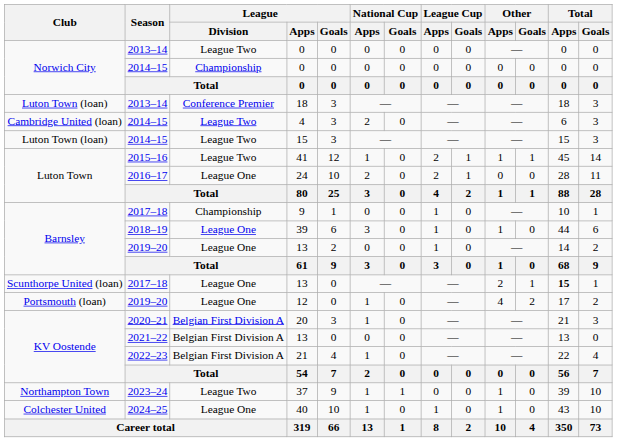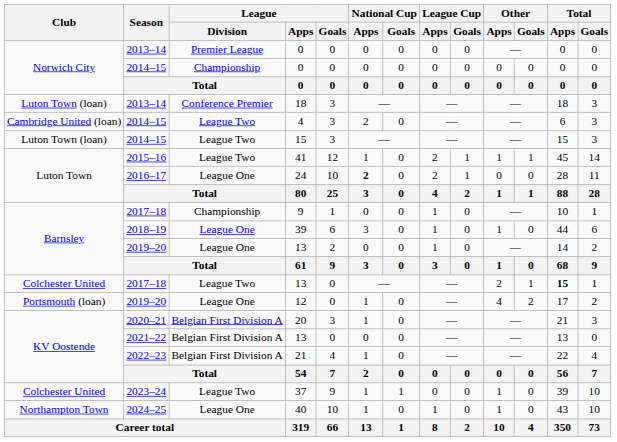(228, 49) League Two -> (227, 49) Premier League
(367, 175) normal -> (366, 175) bold
(65, 283) Scunthorpe United (loan) -> (64, 283) Colchester United
(228, 283) League One -> (227, 283) League Two
(65, 391) Northampton Town -> (64, 391) Colchester United
(65, 409) Colchester United -> (64, 409) Northampton Town
